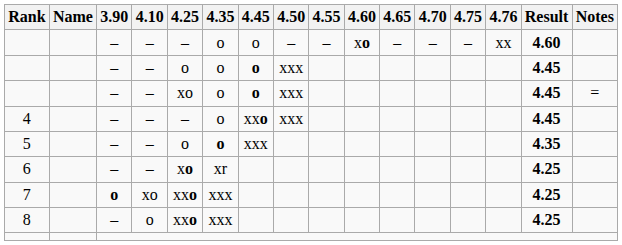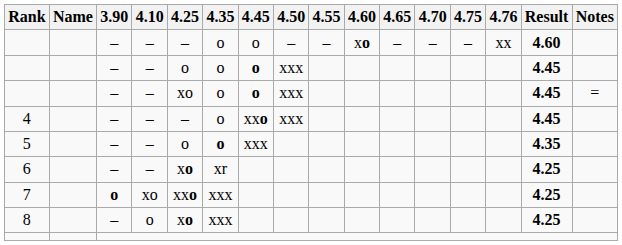(185, 220) xxo -> (185, 220) xo
